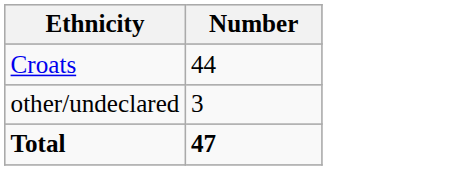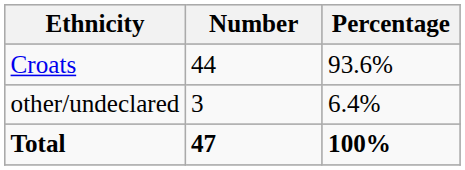+ column: (391, 24)
